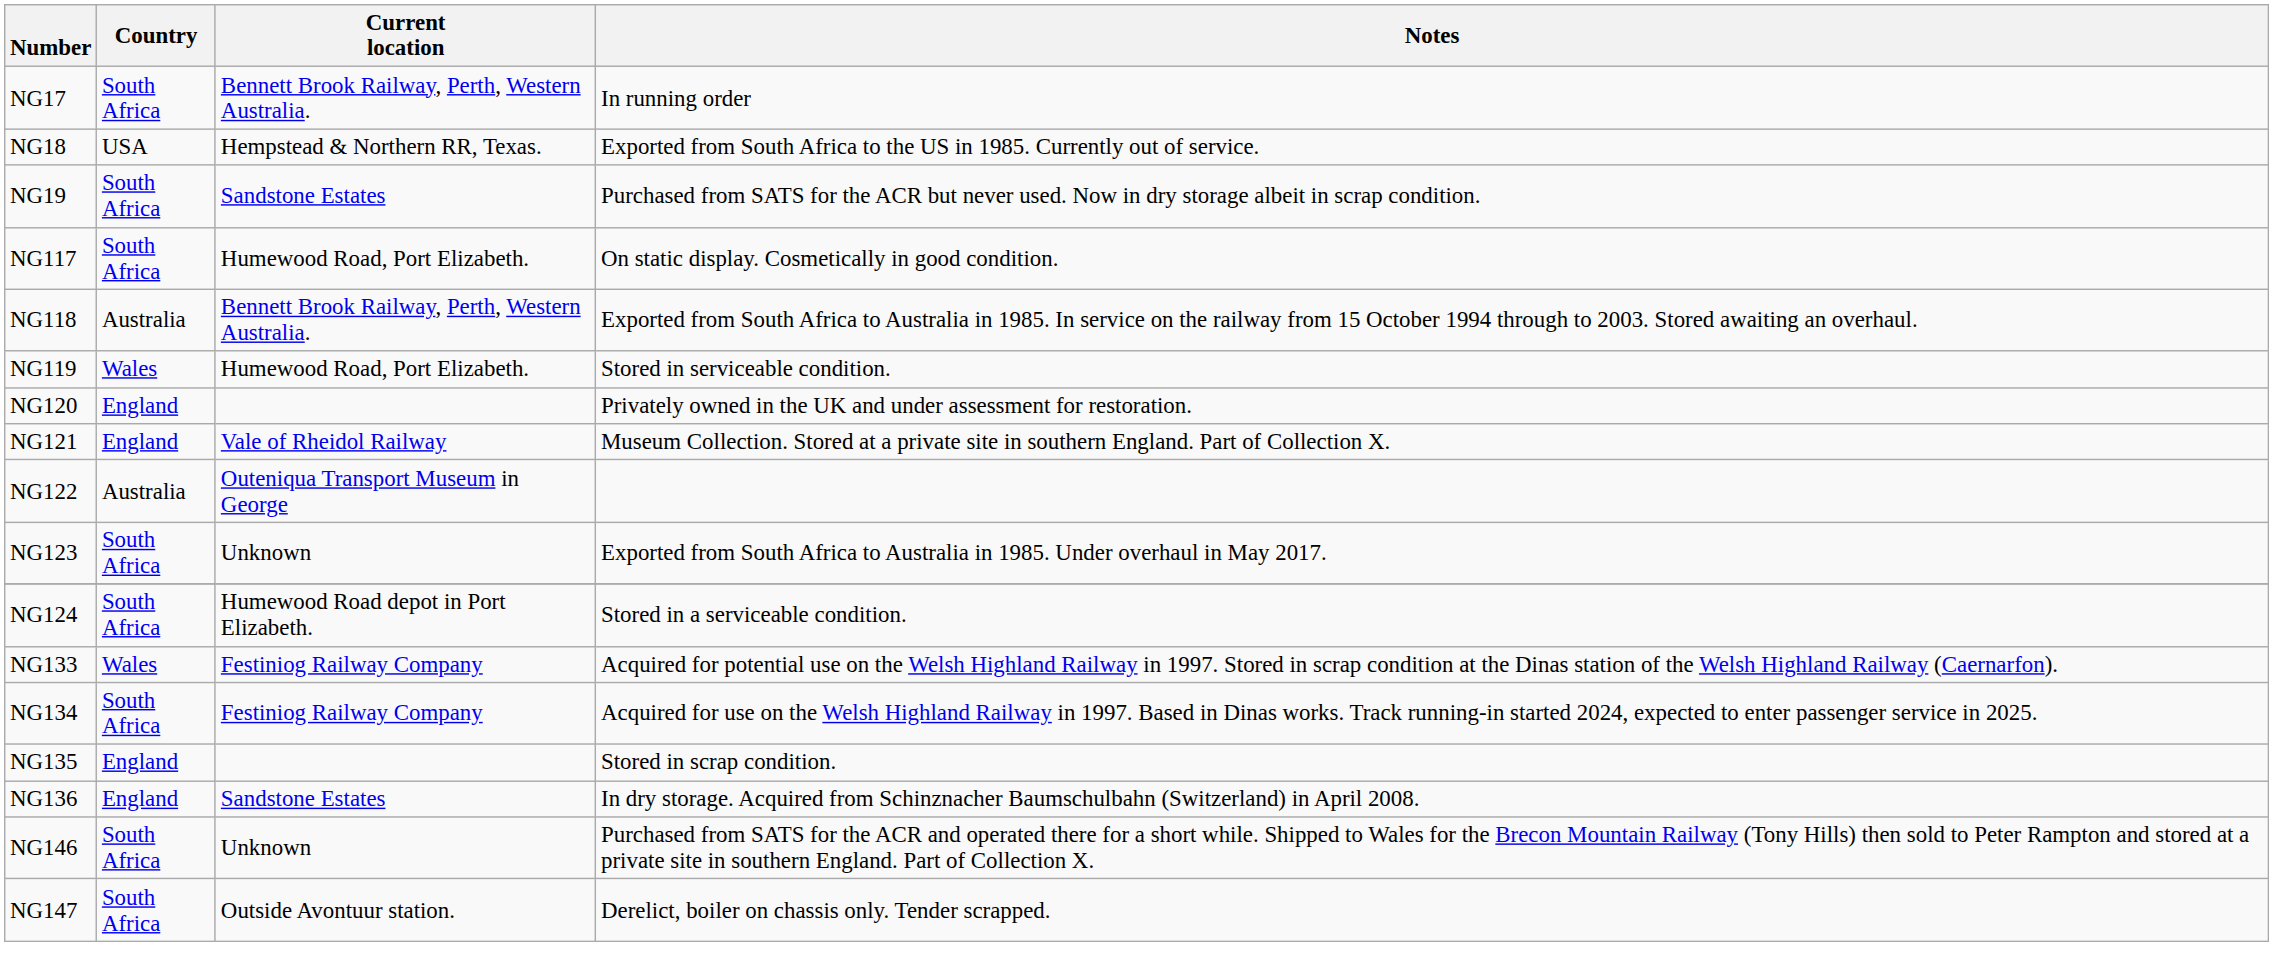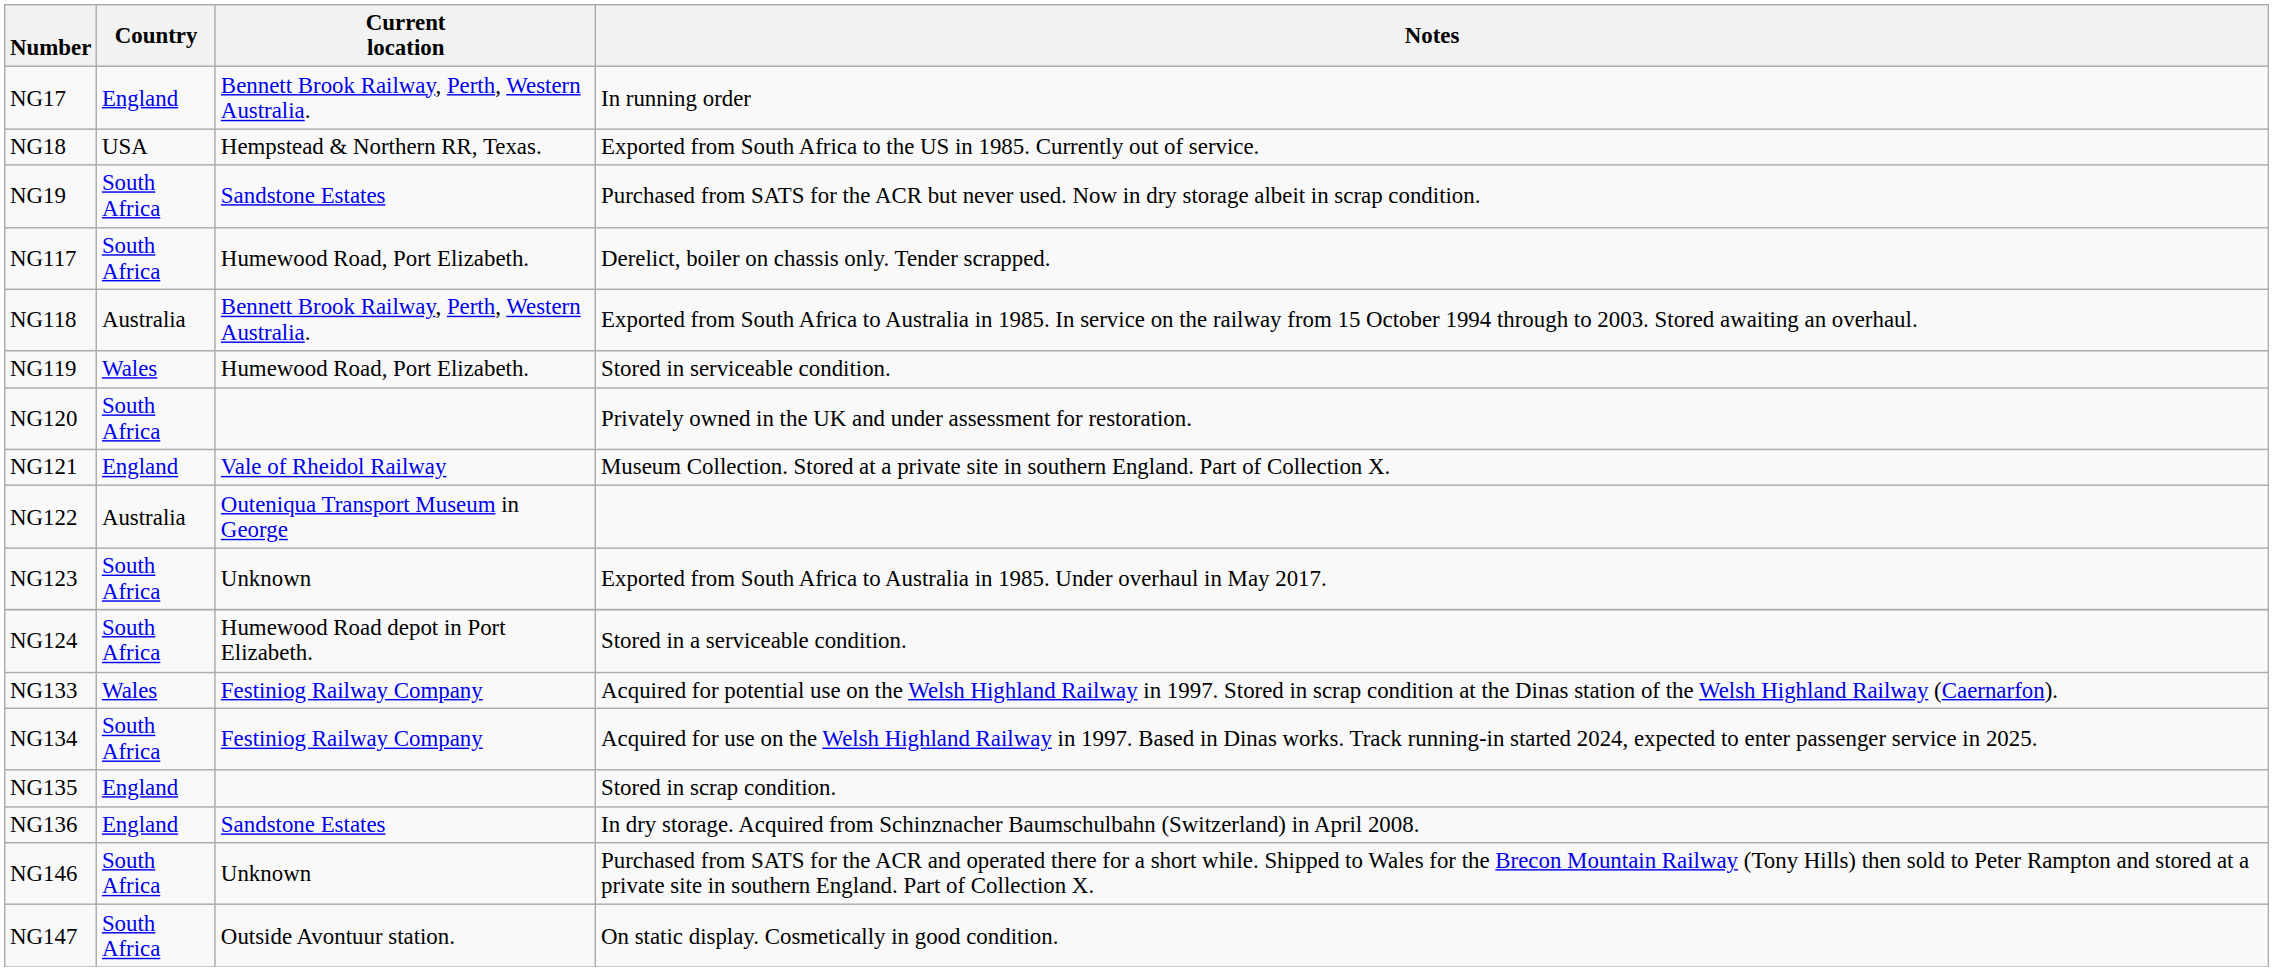(131, 97) South Africa -> (140, 97) England
(830, 257) On static display. Cosmetically in good condition. -> (826, 257) Derelict, boiler on chassis only. Tender scrapped.
(140, 405) England -> (131, 418) South Africa
(826, 909) Derelict, boiler on chassis only. Tender scrapped. -> (830, 935) On static display. Cosmetically in good condition.
